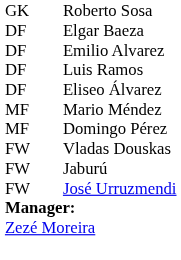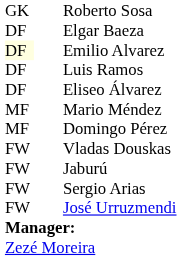(16, 50) no background -> (16, 50) lightyellow background
+ row: (104, 188)
